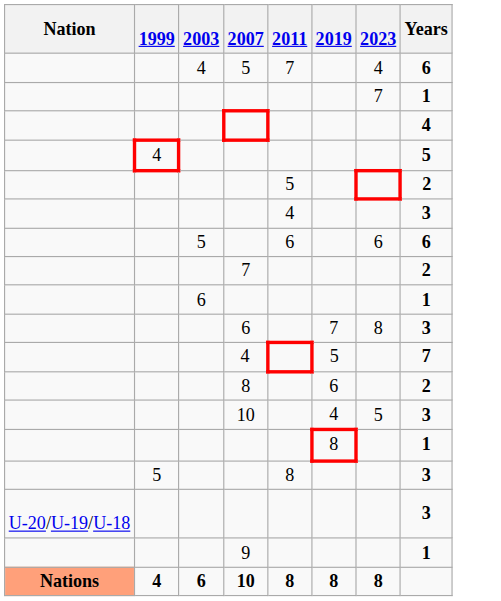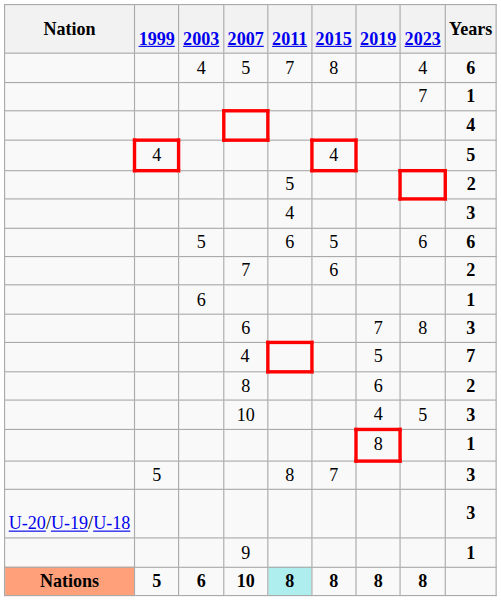+ column: (334, 39)
(157, 581) 4 -> (157, 581) 5
(290, 581) no background -> (290, 581) paleturquoise background
